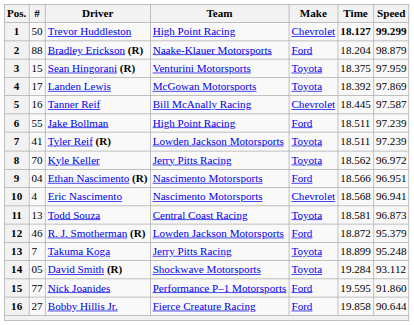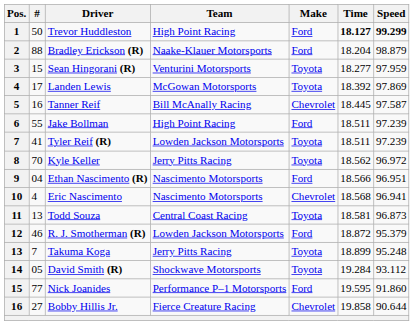(313, 32) Chevrolet -> (302, 32) Ford
(356, 68) 18.375 -> (356, 68) 18.277
(302, 306) Ford -> (313, 306) Chevrolet
